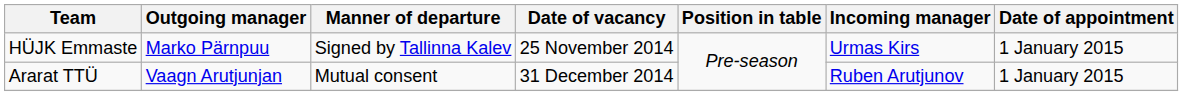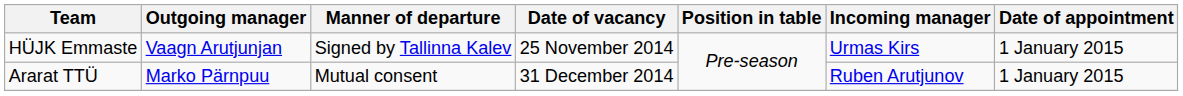(207, 47) Marko Pärnpuu -> (214, 47) Vaagn Arutjunjan
(214, 76) Vaagn Arutjunjan -> (207, 76) Marko Pärnpuu
